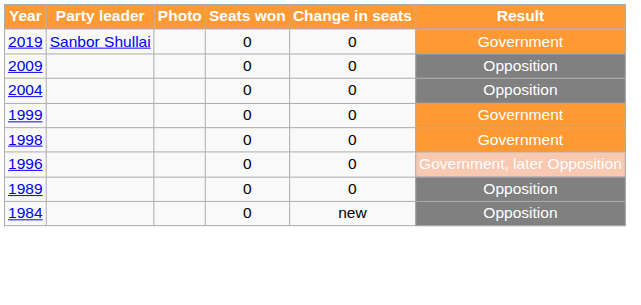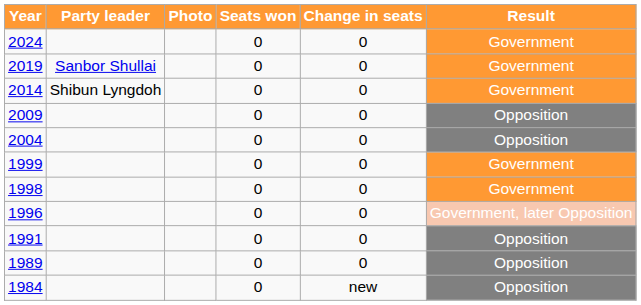+ row: (25, 41)
+ row: (25, 90)
+ row: (25, 238)
